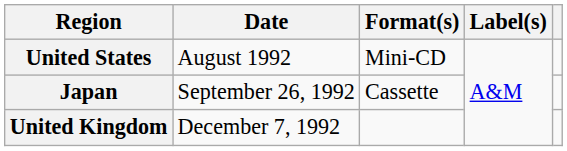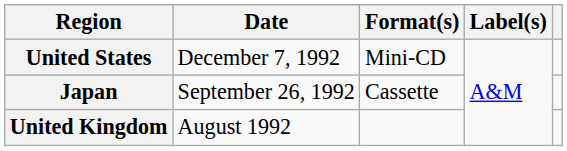(234, 57) August 1992 -> (259, 57) December 7, 1992
(259, 127) December 7, 1992 -> (234, 127) August 1992
